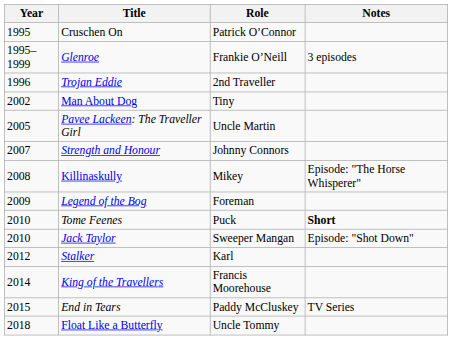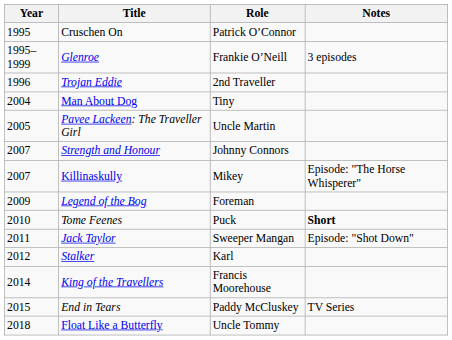(19, 100) 2002 -> (19, 100) 2004
(19, 176) 2008 -> (19, 176) 2007
(19, 238) 2010 -> (19, 238) 2011
